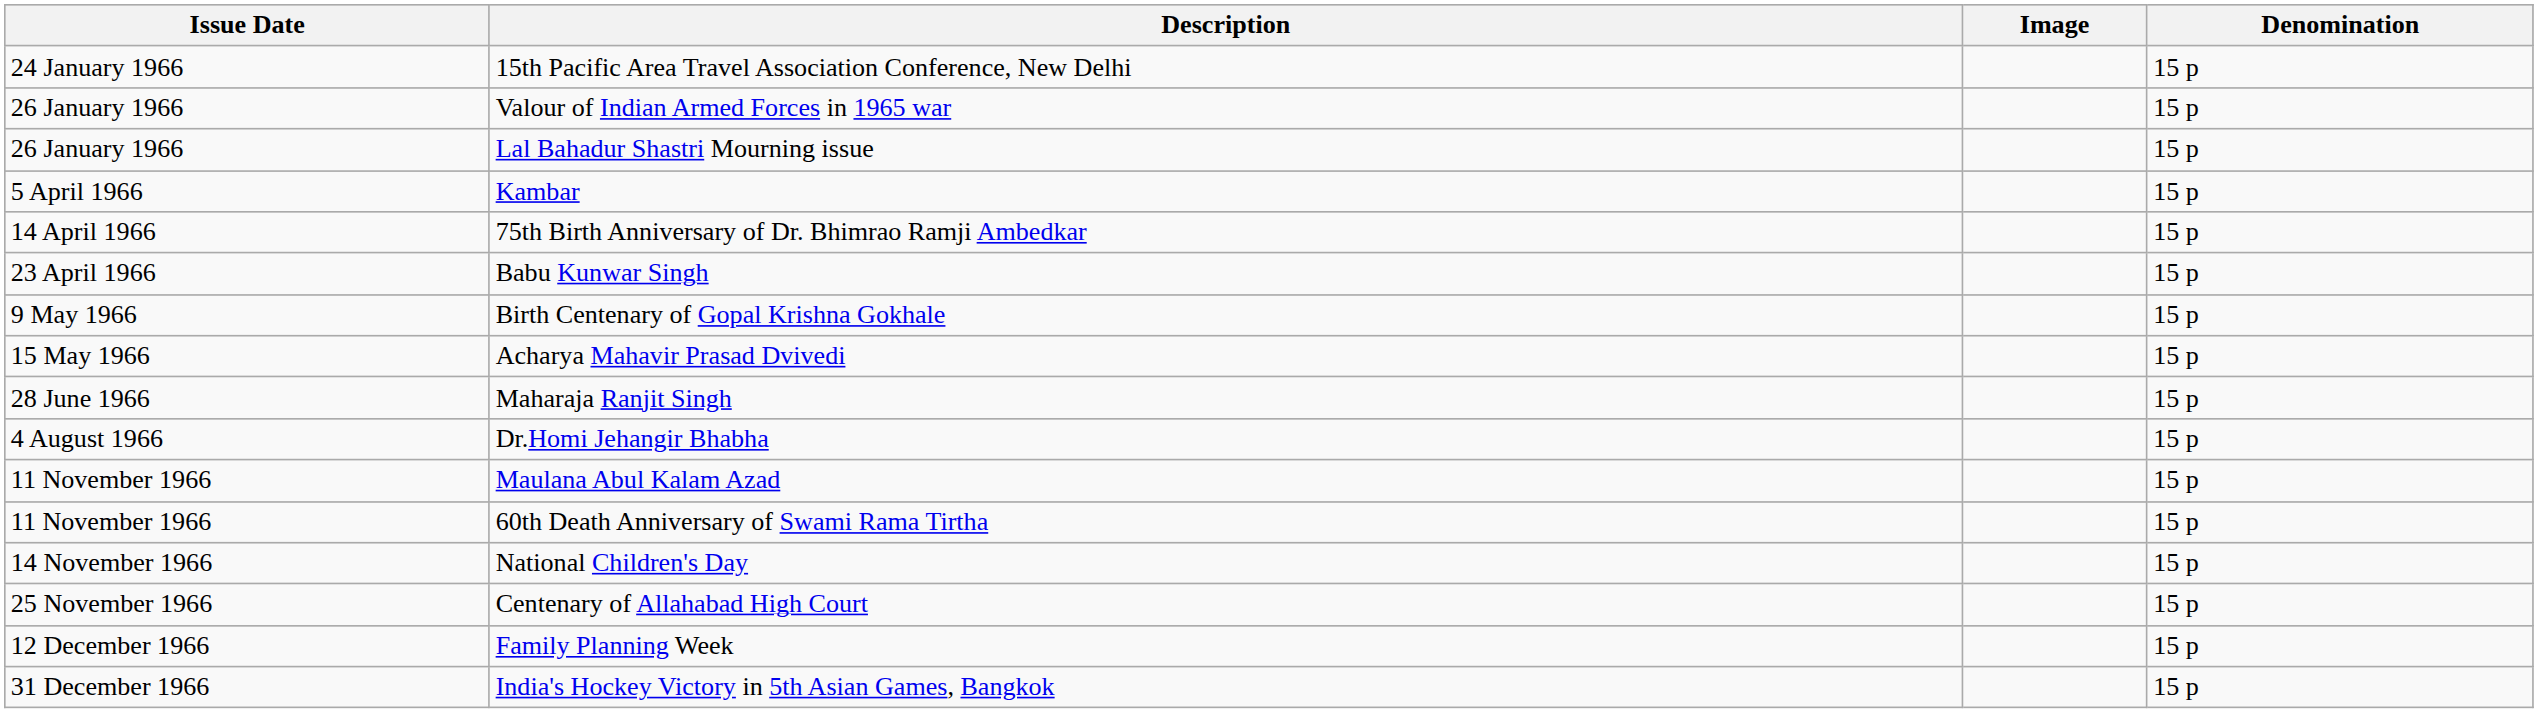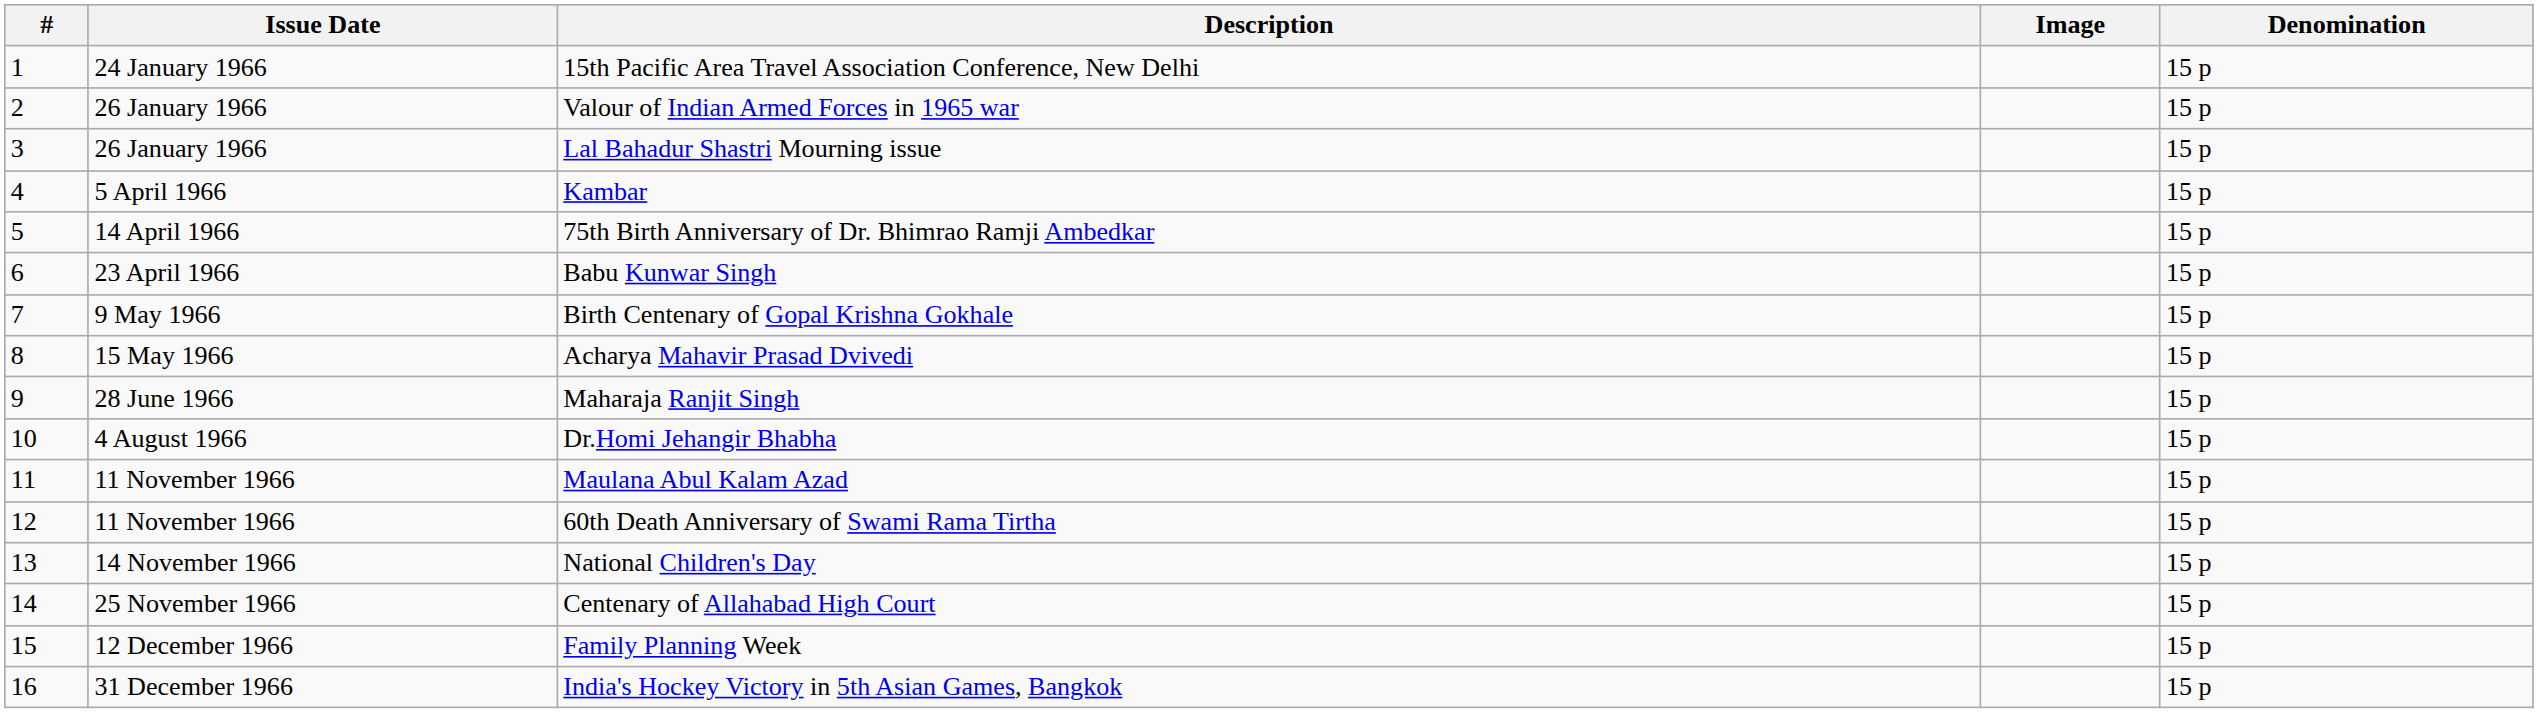+ column: (47, 25)
